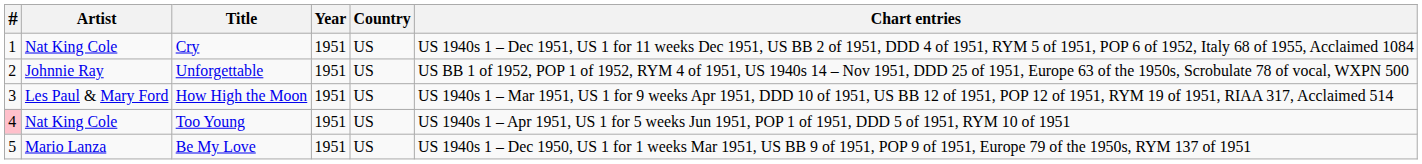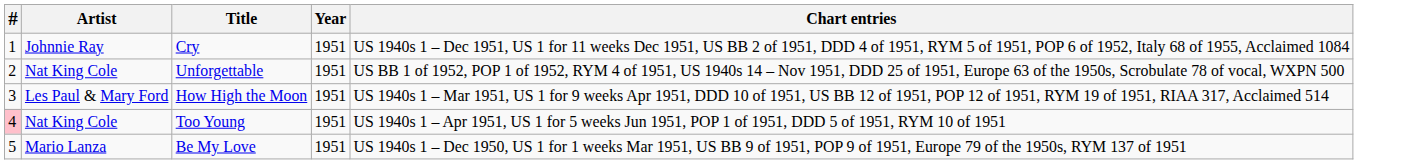- column: (382, 19)
(71, 46) Nat King Cole -> (64, 46) Johnnie Ray
(64, 71) Johnnie Ray -> (71, 71) Nat King Cole
